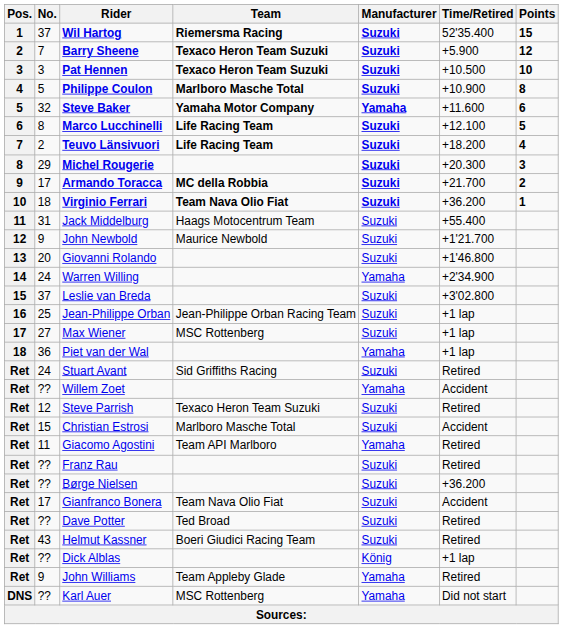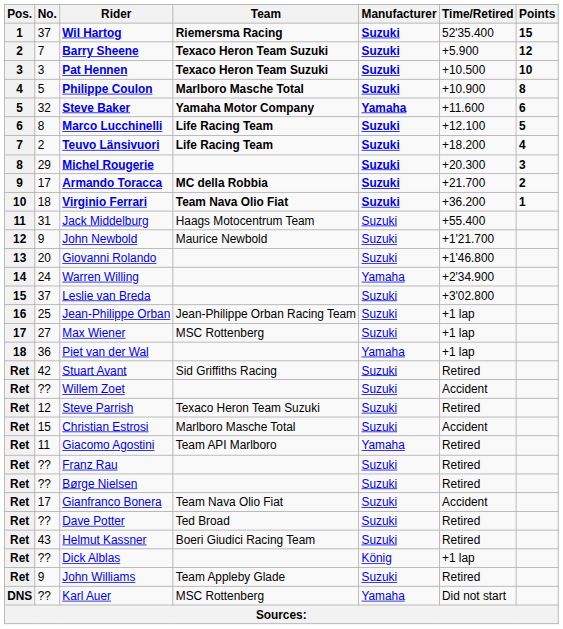(44, 371) 24 -> (44, 371) 42
(383, 389) Yamaha -> (379, 389) Suzuki
(464, 483) +36.200 -> (461, 483) Retired
(383, 577) Yamaha -> (379, 577) Suzuki
